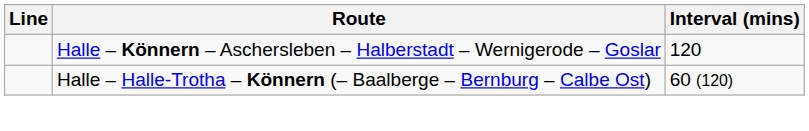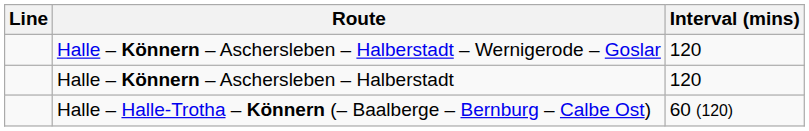+ row: (255, 79)
